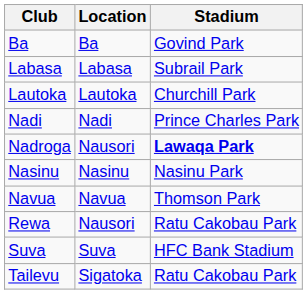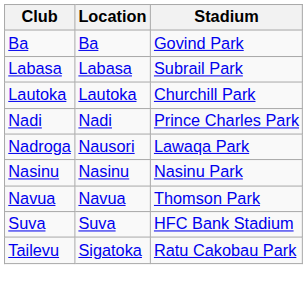(204, 146) bold -> (202, 146) normal
- row: (29, 224)
